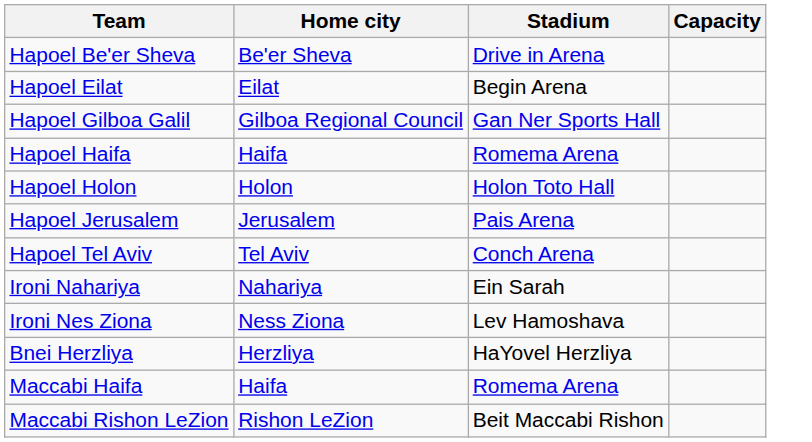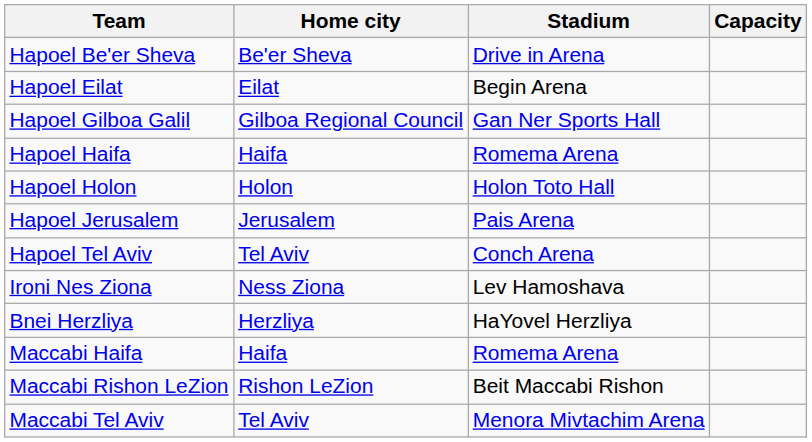- row: (75, 287)
+ row: (87, 420)
